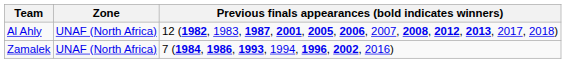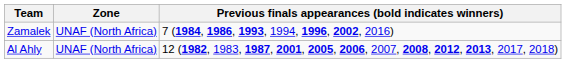rows swapped: (29, 49) <-> (24, 31)
